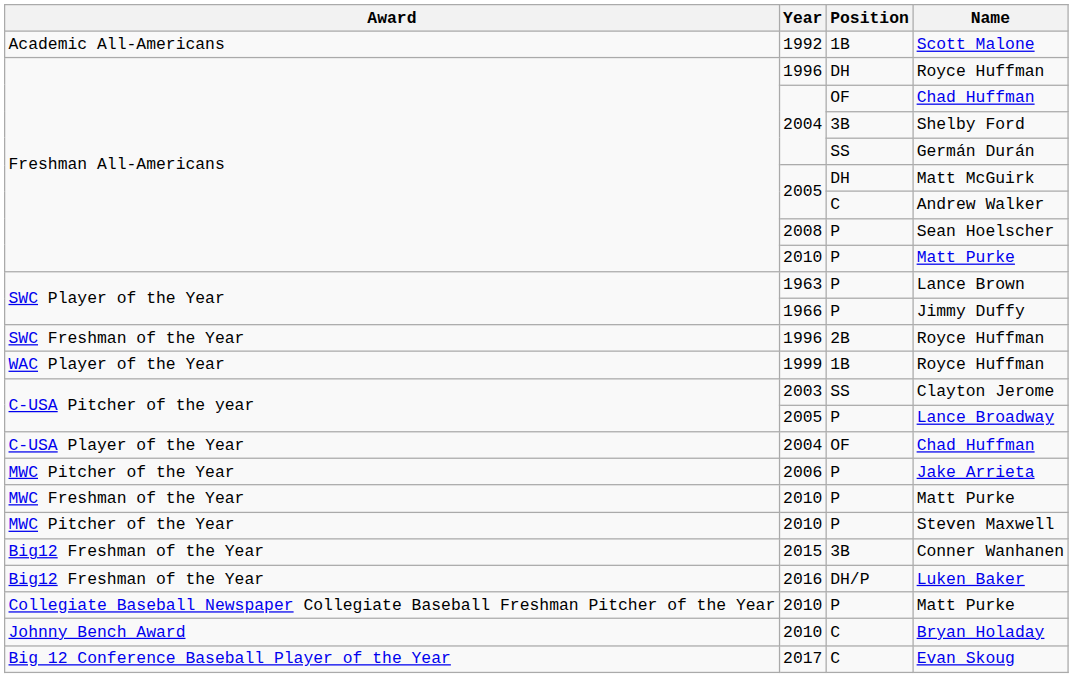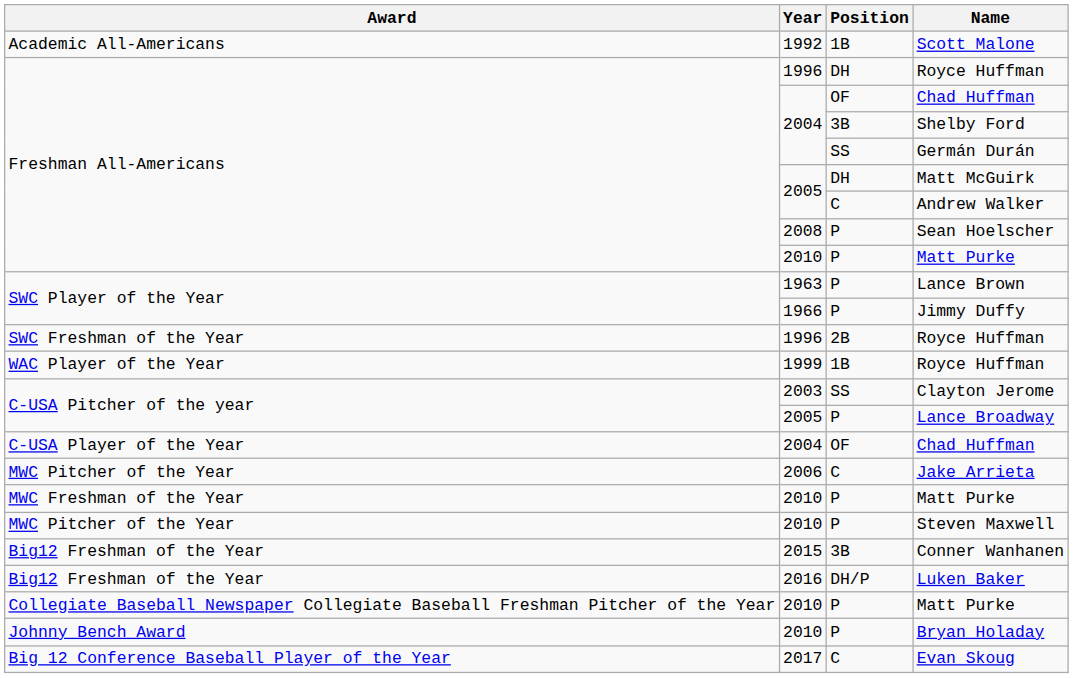(835, 472) P -> (835, 472) C
(835, 632) C -> (835, 632) P
